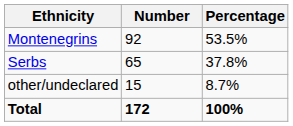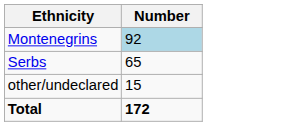- column: (245, 16)
(133, 39) no background -> (133, 39) lightblue background
